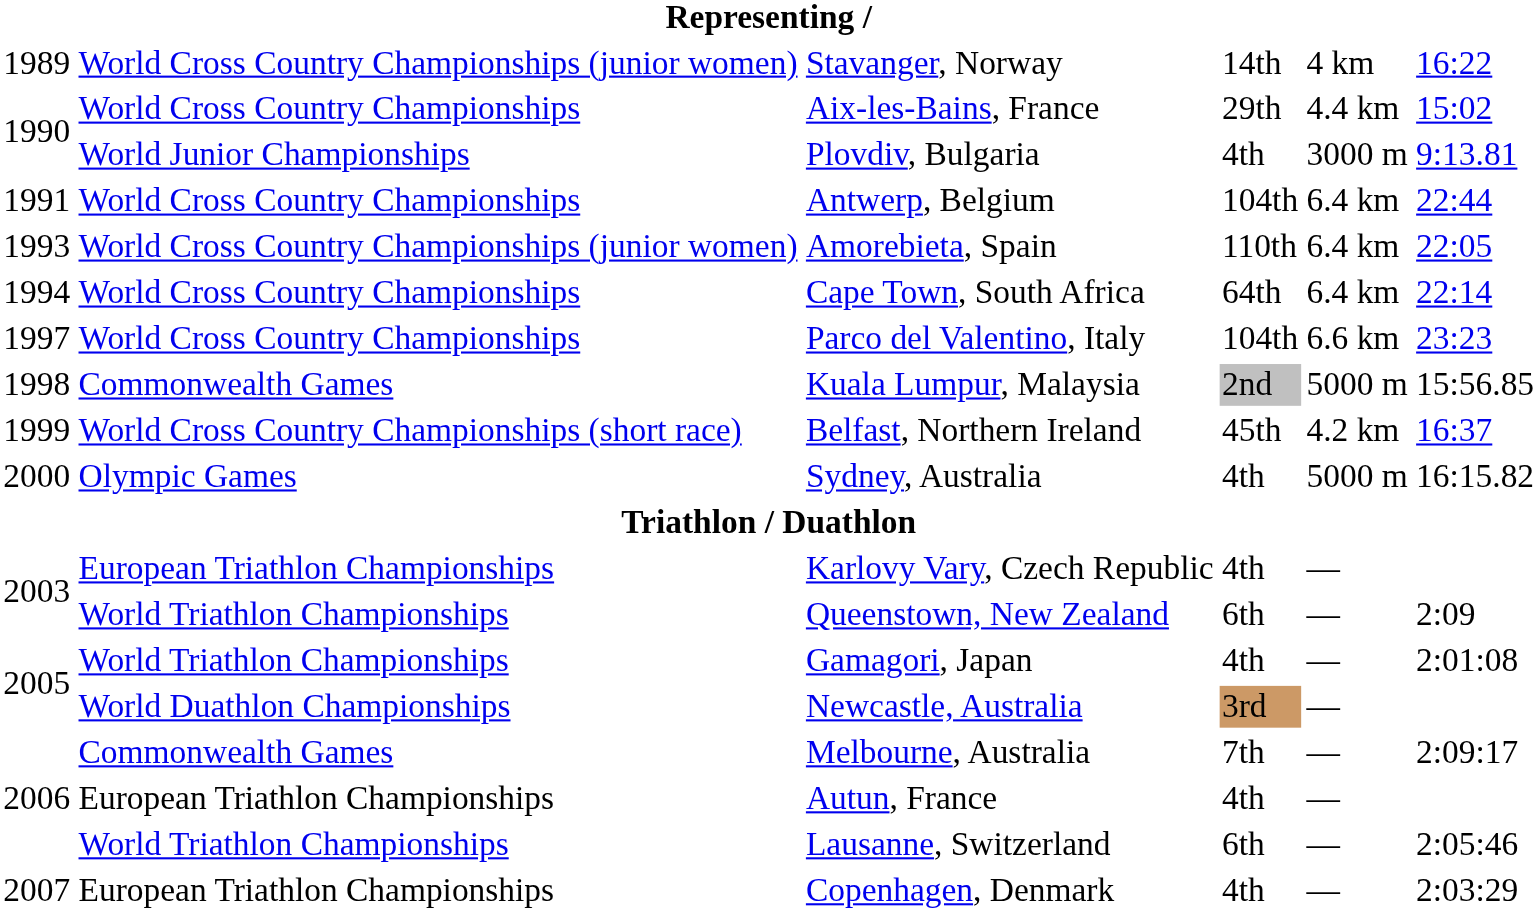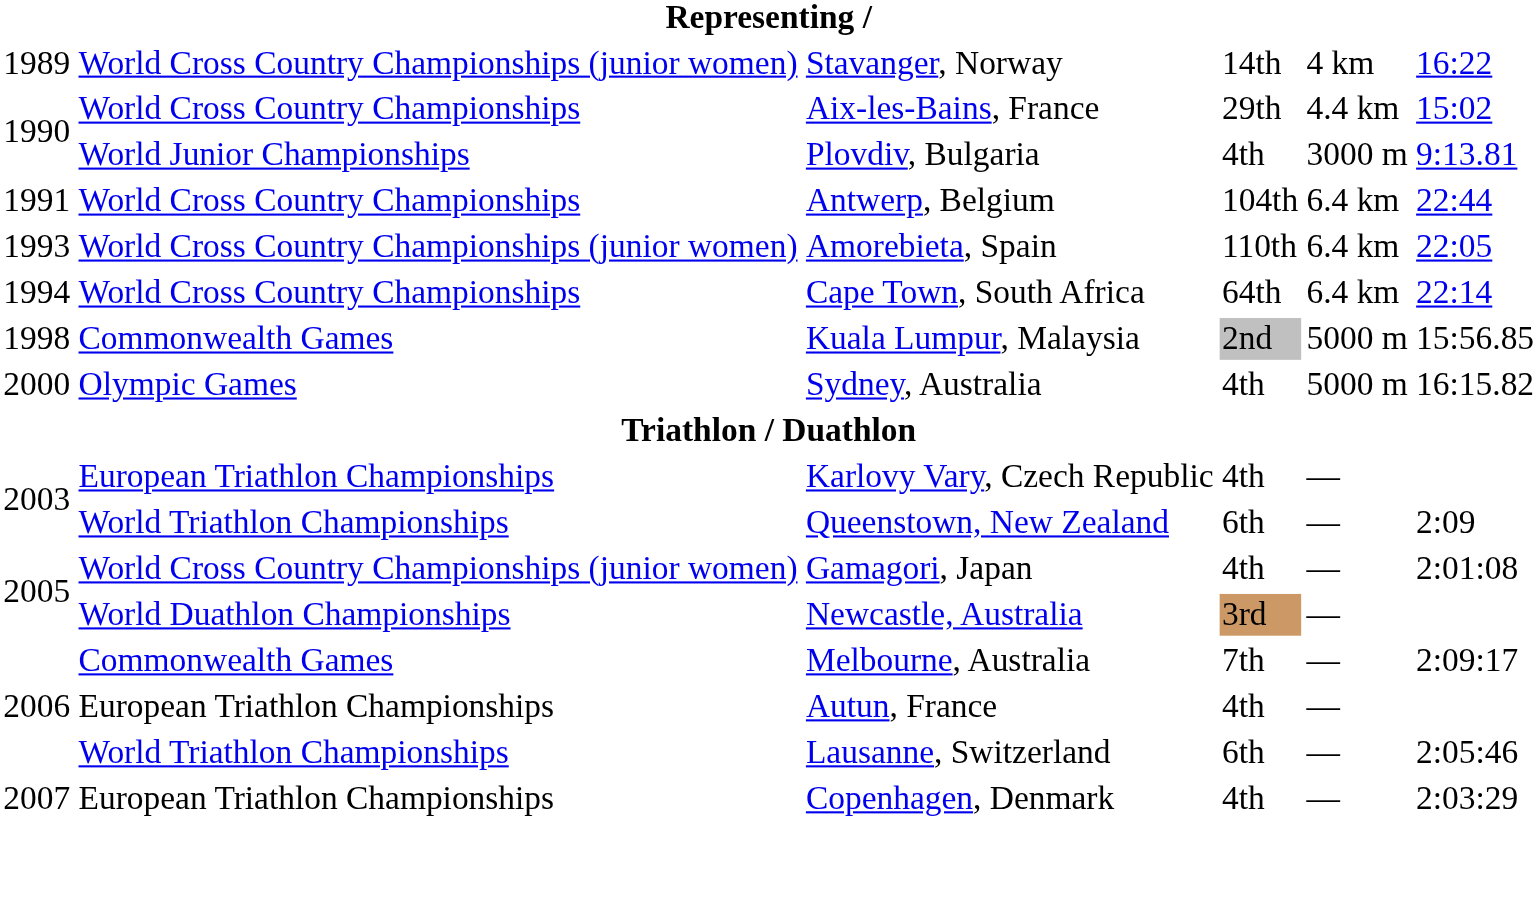- row: (976, 338)
- row: (974, 430)
(294, 660) World Triathlon Championships -> (438, 568) World Cross Country Championships (junior women)
